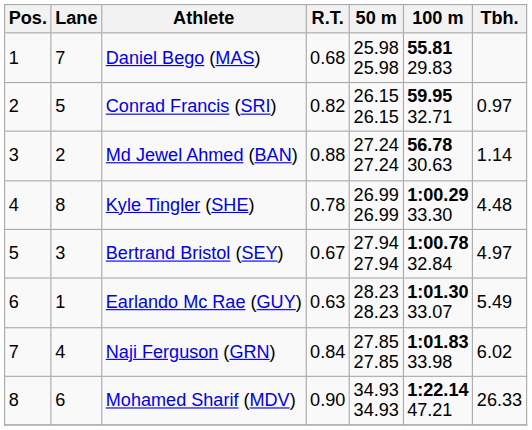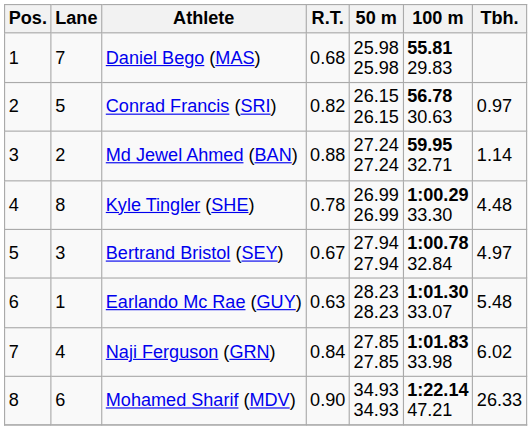(430, 106) 59.95 32.71 -> (430, 106) 56.78 30.63
(430, 155) 56.78 30.63 -> (430, 155) 59.95 32.71
(494, 302) 5.49 -> (494, 302) 5.48
